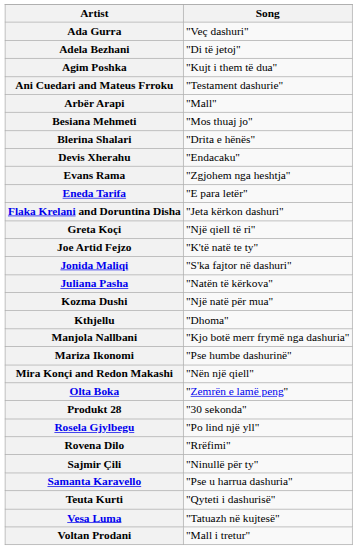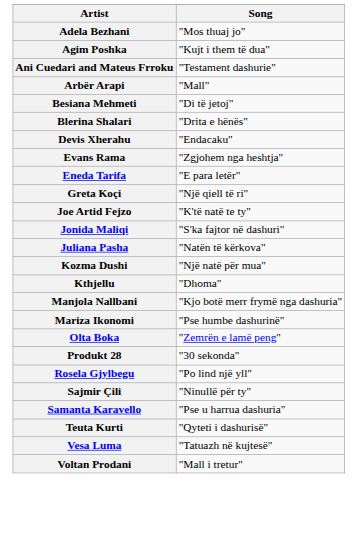- row: (94, 31)
(213, 49) "Di të jetoj" -> (212, 31) "Mos thuaj jo"
(219, 121) "Mos thuaj jo" -> (206, 103) "Di të jetoj"
- row: (94, 211)
- row: (94, 373)
- row: (94, 445)
